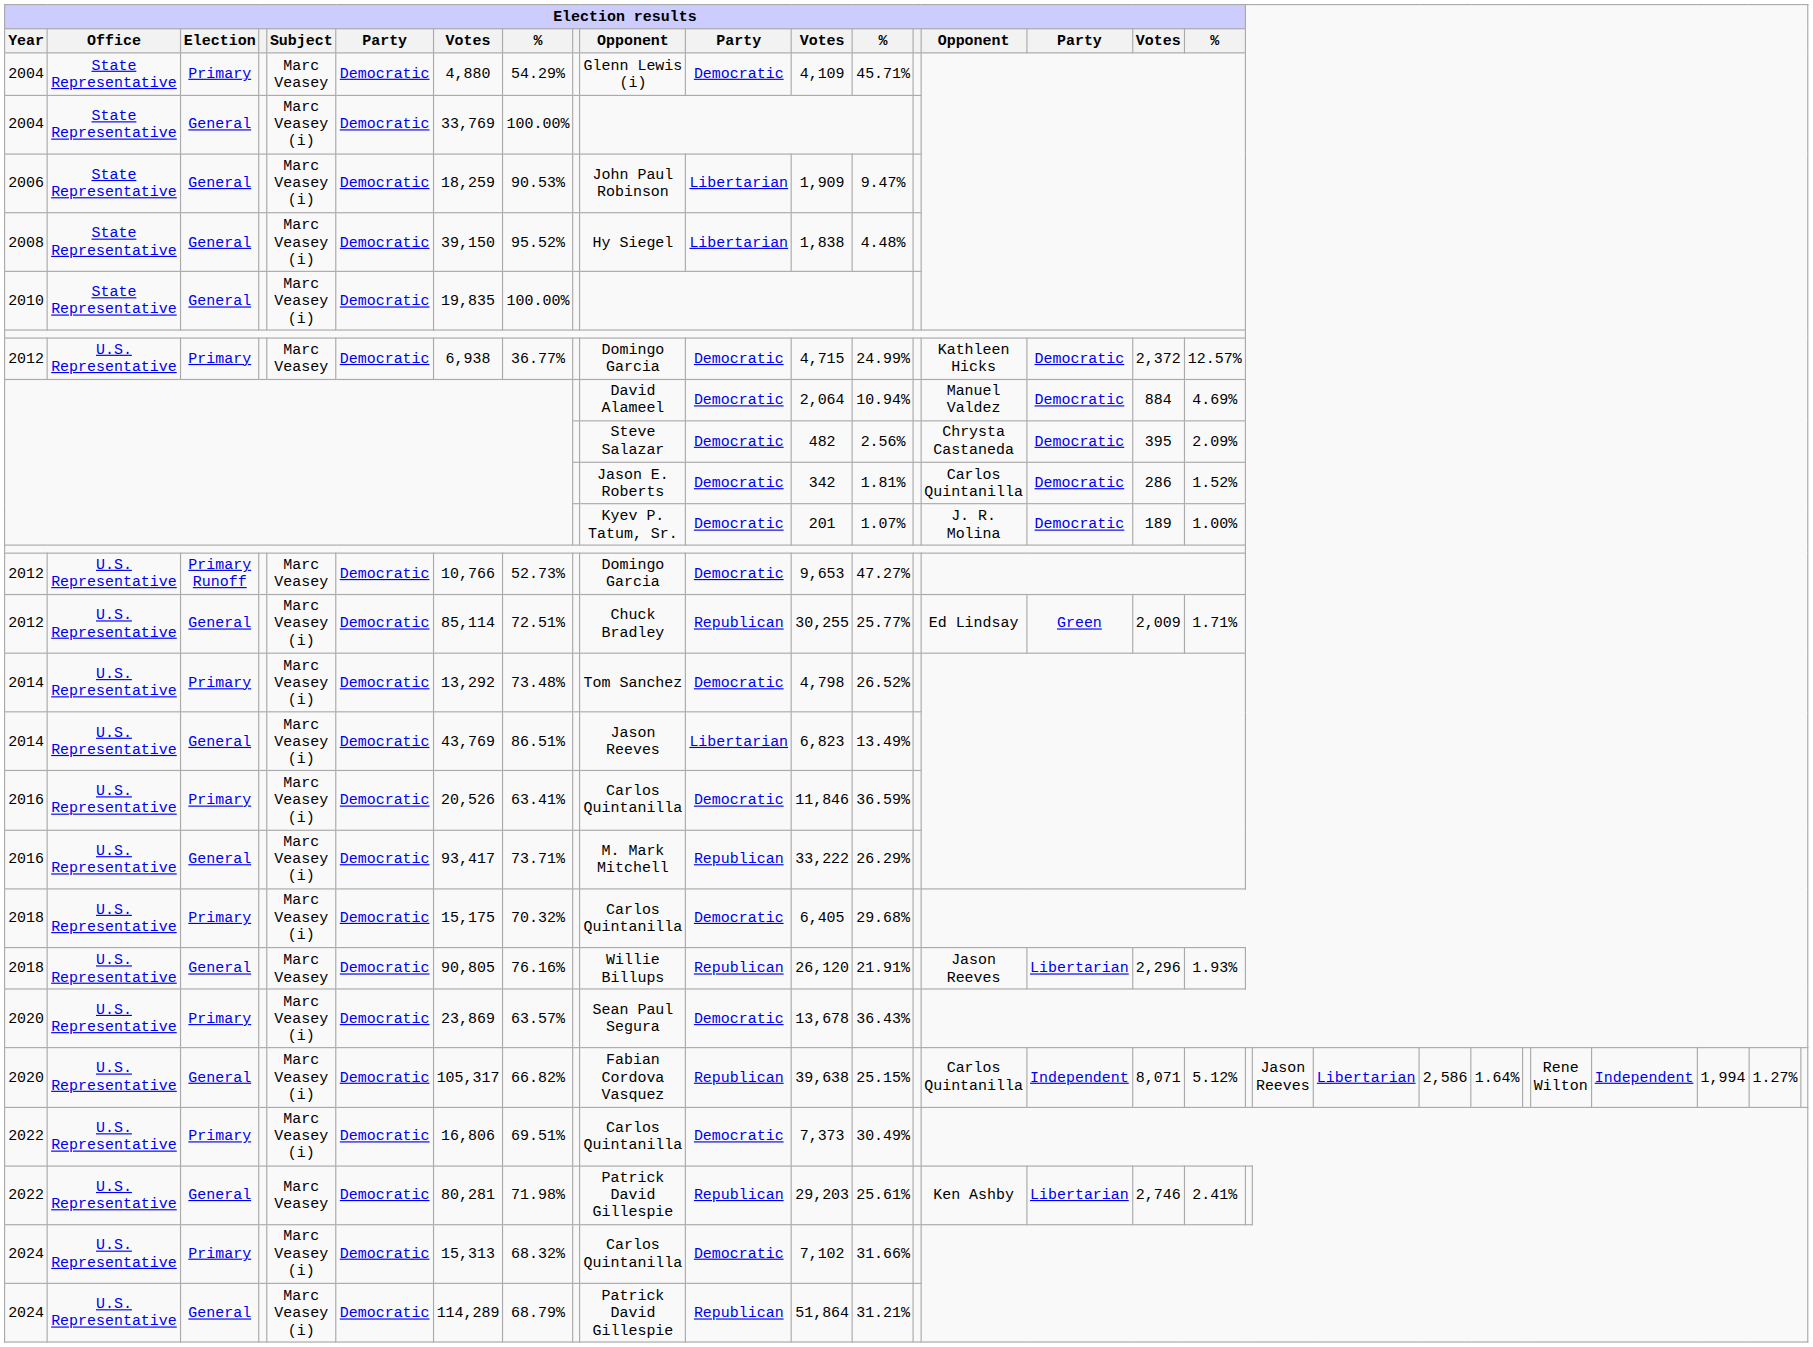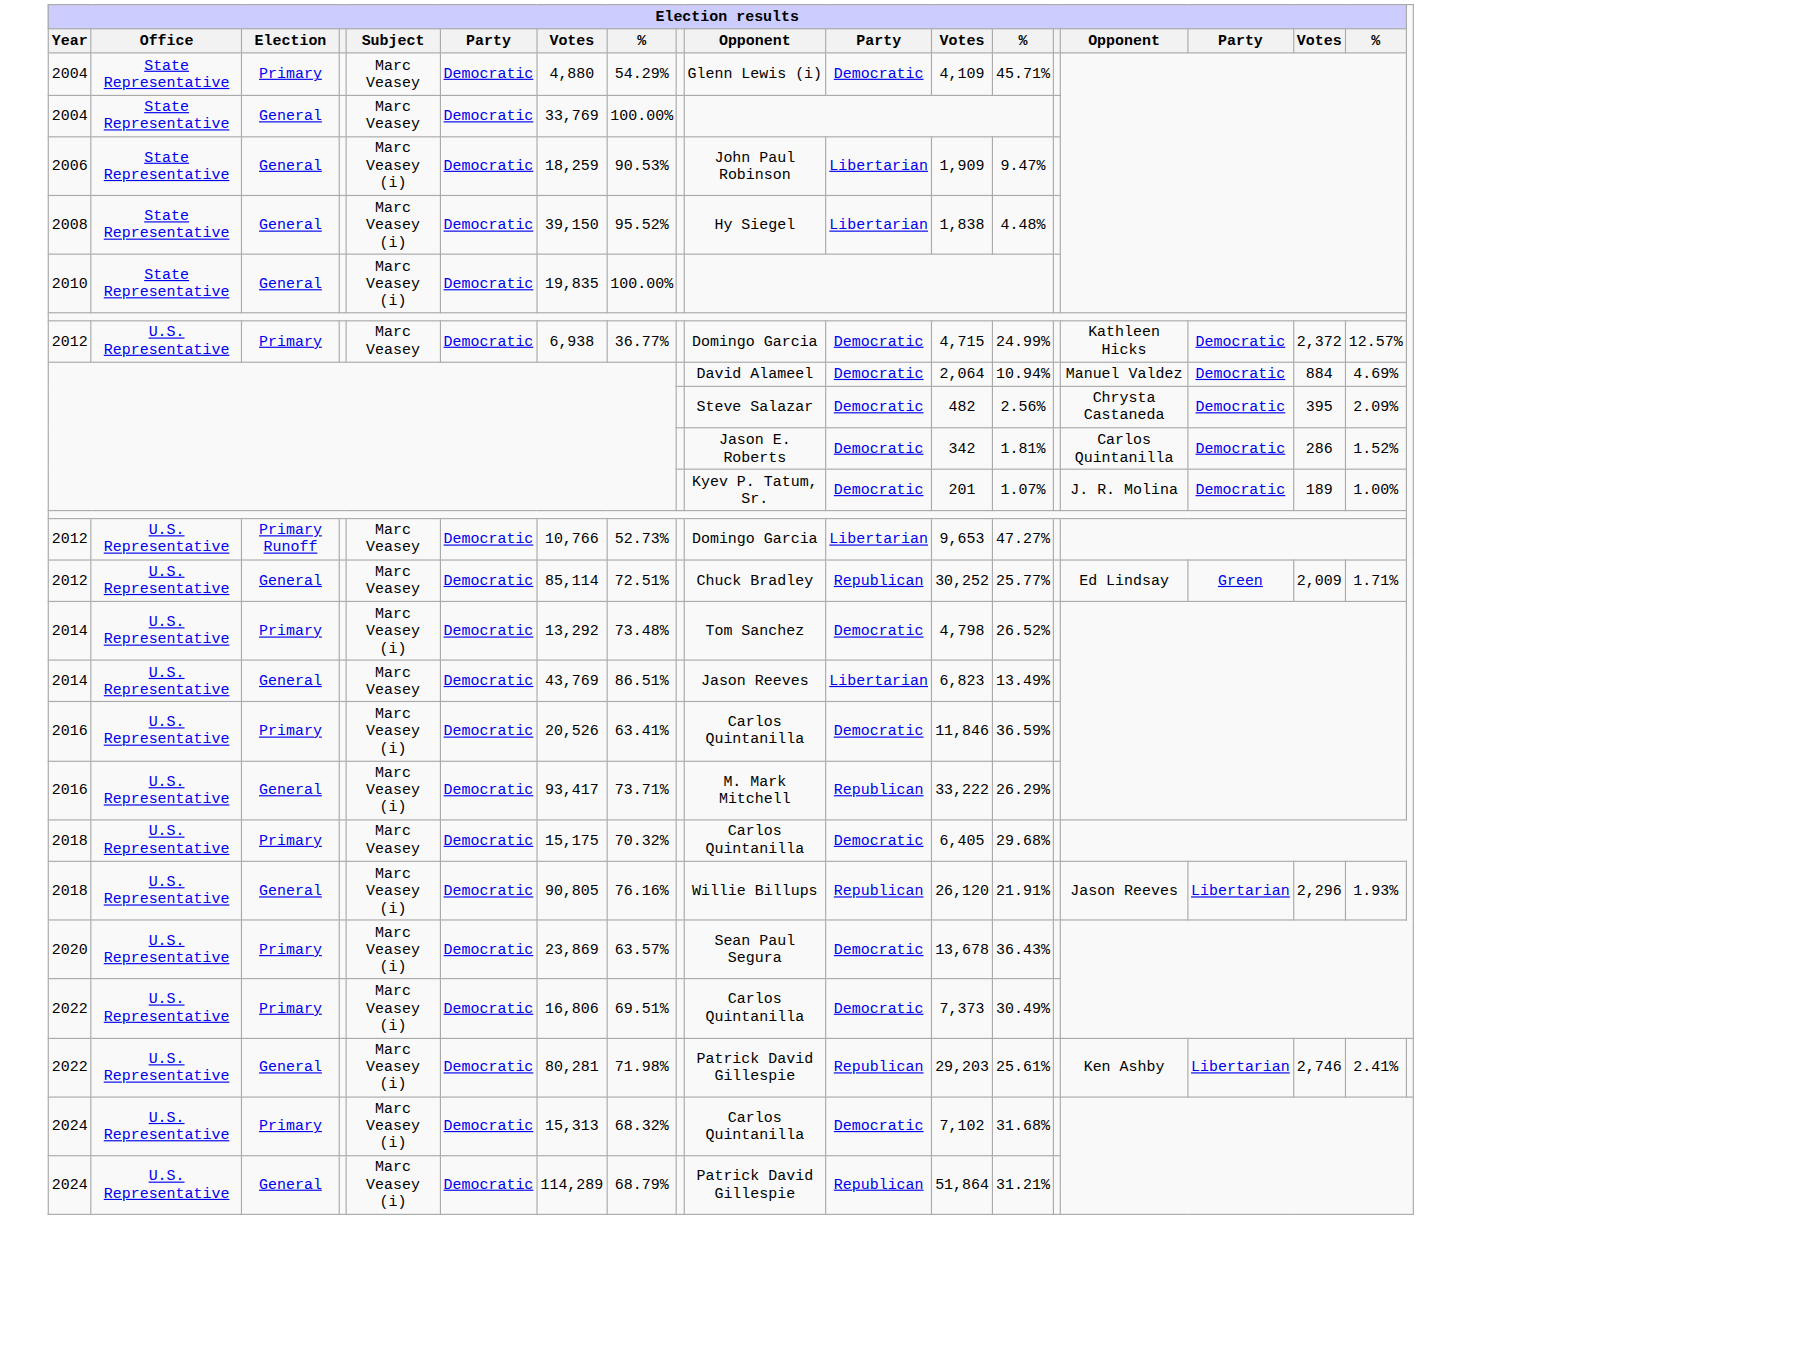(301, 124) Marc Veasey (i) -> (393, 116) Marc Veasey
(739, 574) Democratic -> (879, 539) Libertarian
(301, 624) Marc Veasey (i) -> (393, 581) Marc Veasey
(822, 624) 30,255 -> (962, 581) 30,252
(301, 741) Marc Veasey (i) -> (393, 681) Marc Veasey
(301, 918) Marc Veasey (i) -> (393, 840) Marc Veasey
(301, 968) Marc Veasey -> (393, 891) Marc Veasey (i)
- row: (26, 1077)
(301, 1195) Marc Veasey -> (393, 1067) Marc Veasey (i)
(883, 1254) 31.66% -> (1023, 1126) 31.68%
